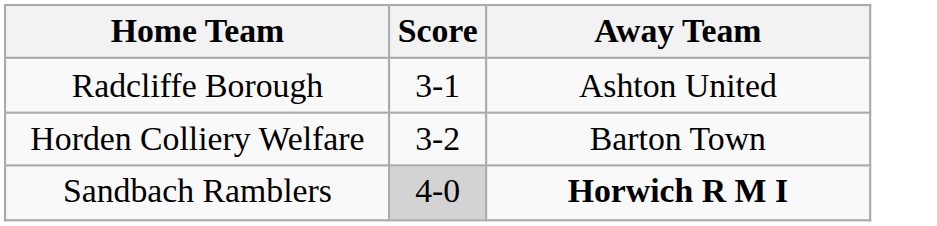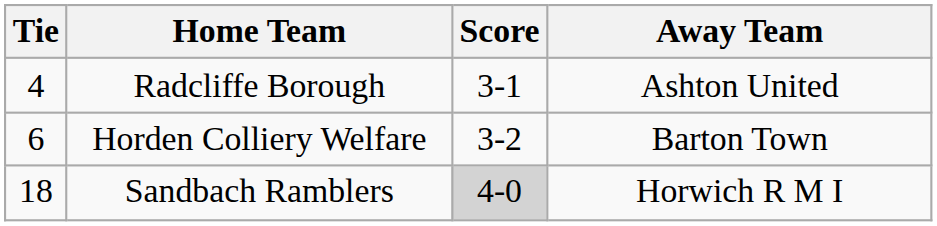+ column: (36, 31)
(678, 191) bold -> (740, 191) normal
